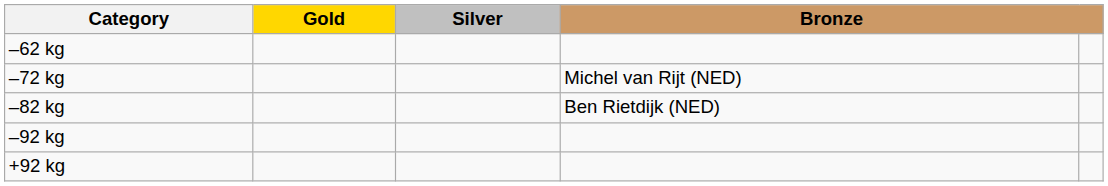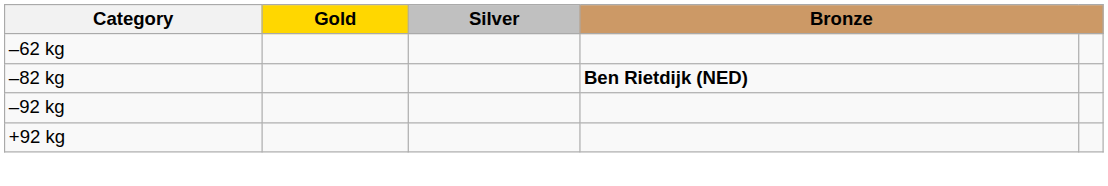- row: (37, 78)
(642, 107) normal -> (666, 78) bold
